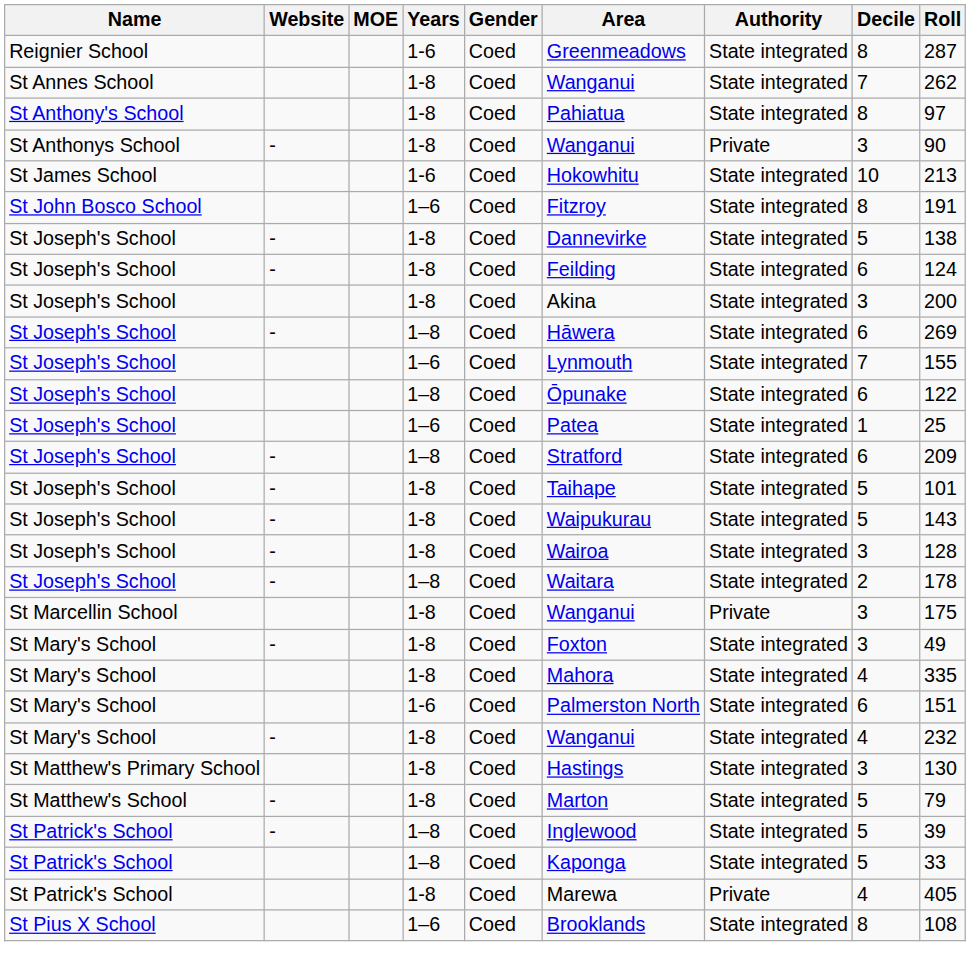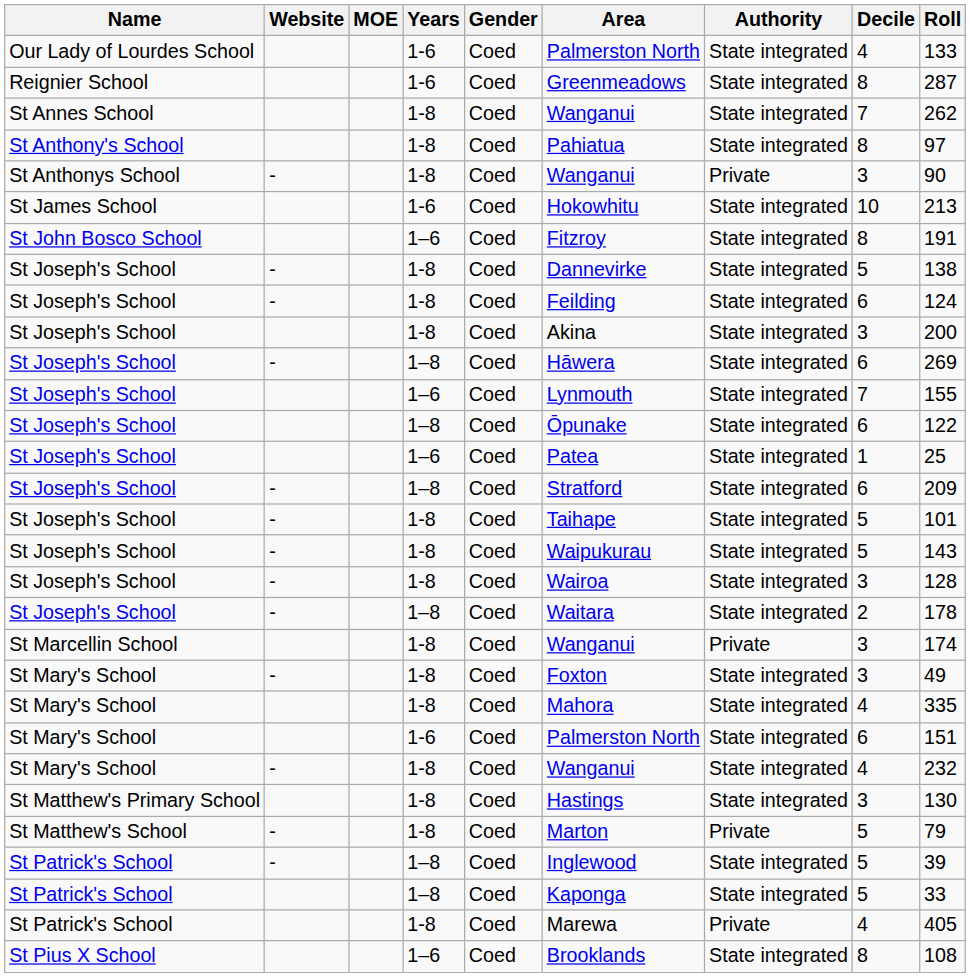+ row: (132, 51)
(941, 613) 175 -> (941, 644) 174
(779, 800) State integrated -> (740, 831) Private
